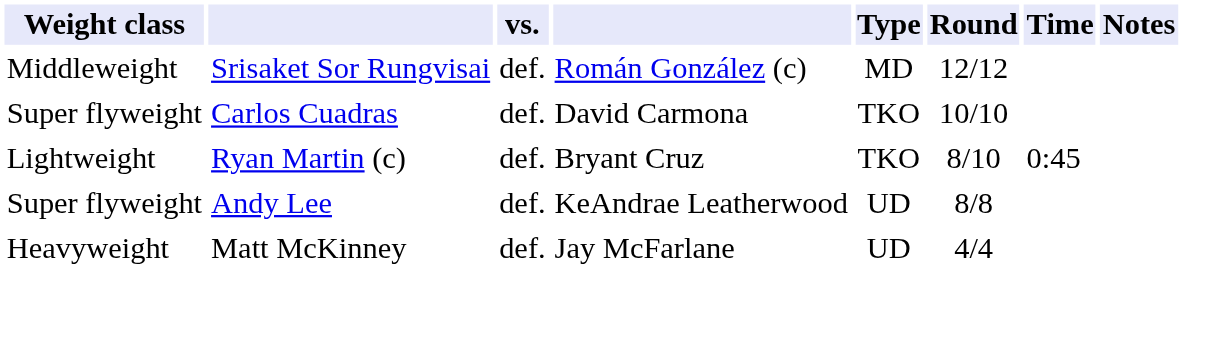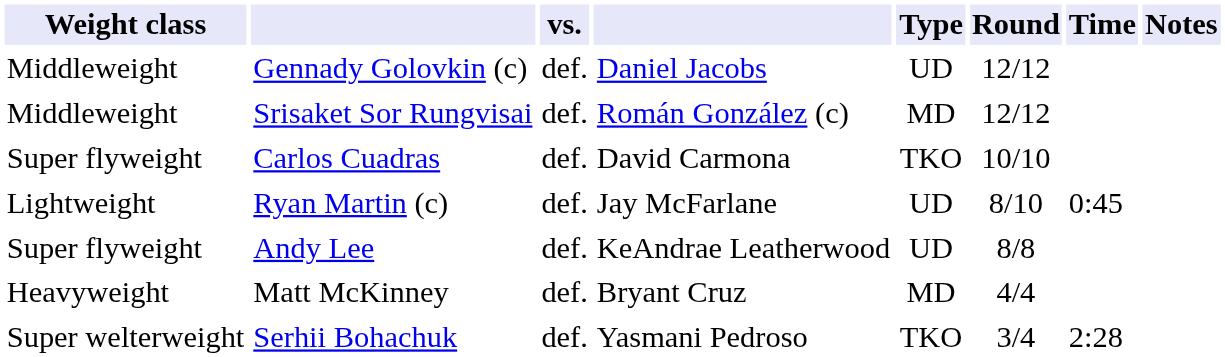+ row: (390, 68)
(629, 158) Bryant Cruz -> (687, 203) Jay McFarlane
(889, 158) TKO -> (931, 203) UD
(645, 248) Jay McFarlane -> (672, 292) Bryant Cruz
(889, 248) UD -> (931, 292) MD
+ row: (355, 337)
